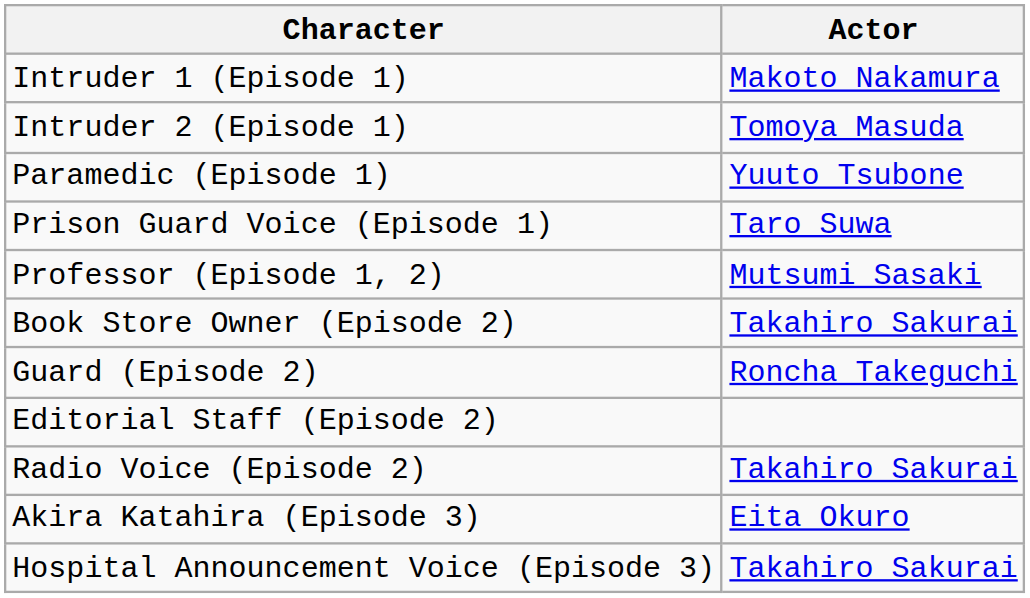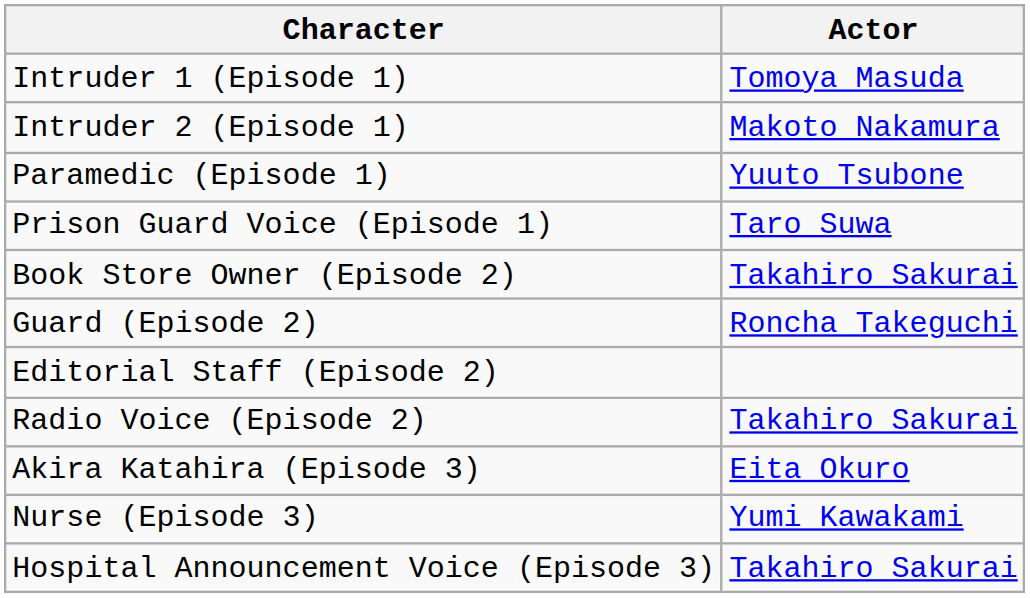(865, 79) Makoto Nakamura -> (847, 79) Tomoya Masuda
(847, 128) Tomoya Masuda -> (865, 128) Makoto Nakamura
- row: (229, 274)
+ row: (165, 519)
